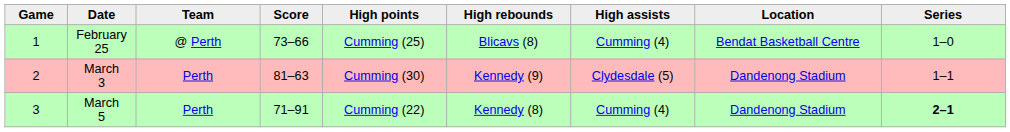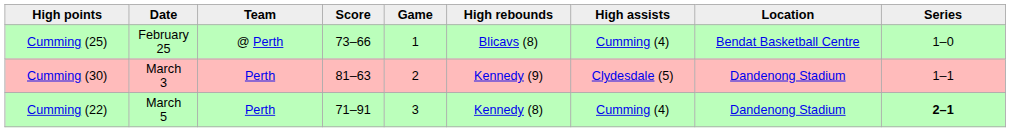columns swapped: (36, 15) <-> (384, 15)
